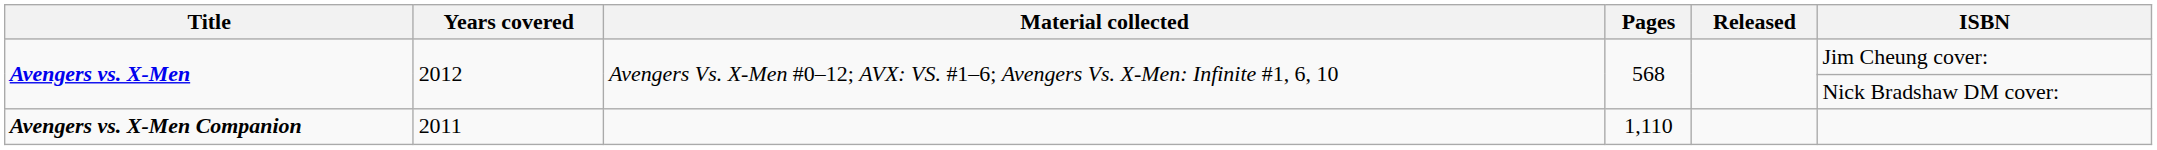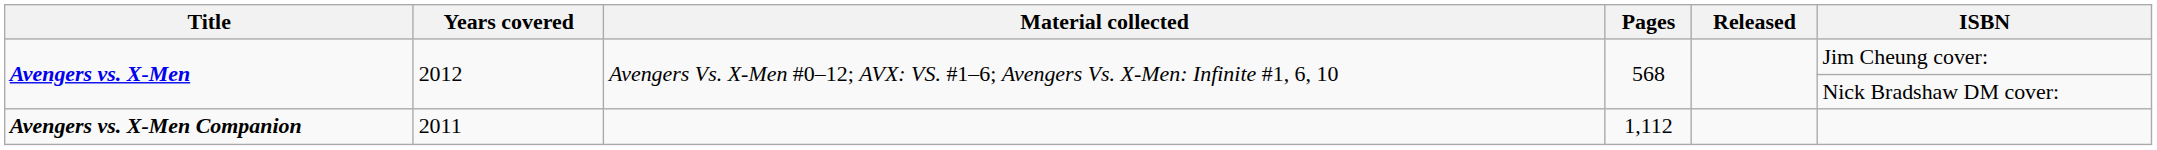(1648, 126) 1,110 -> (1648, 126) 1,112
